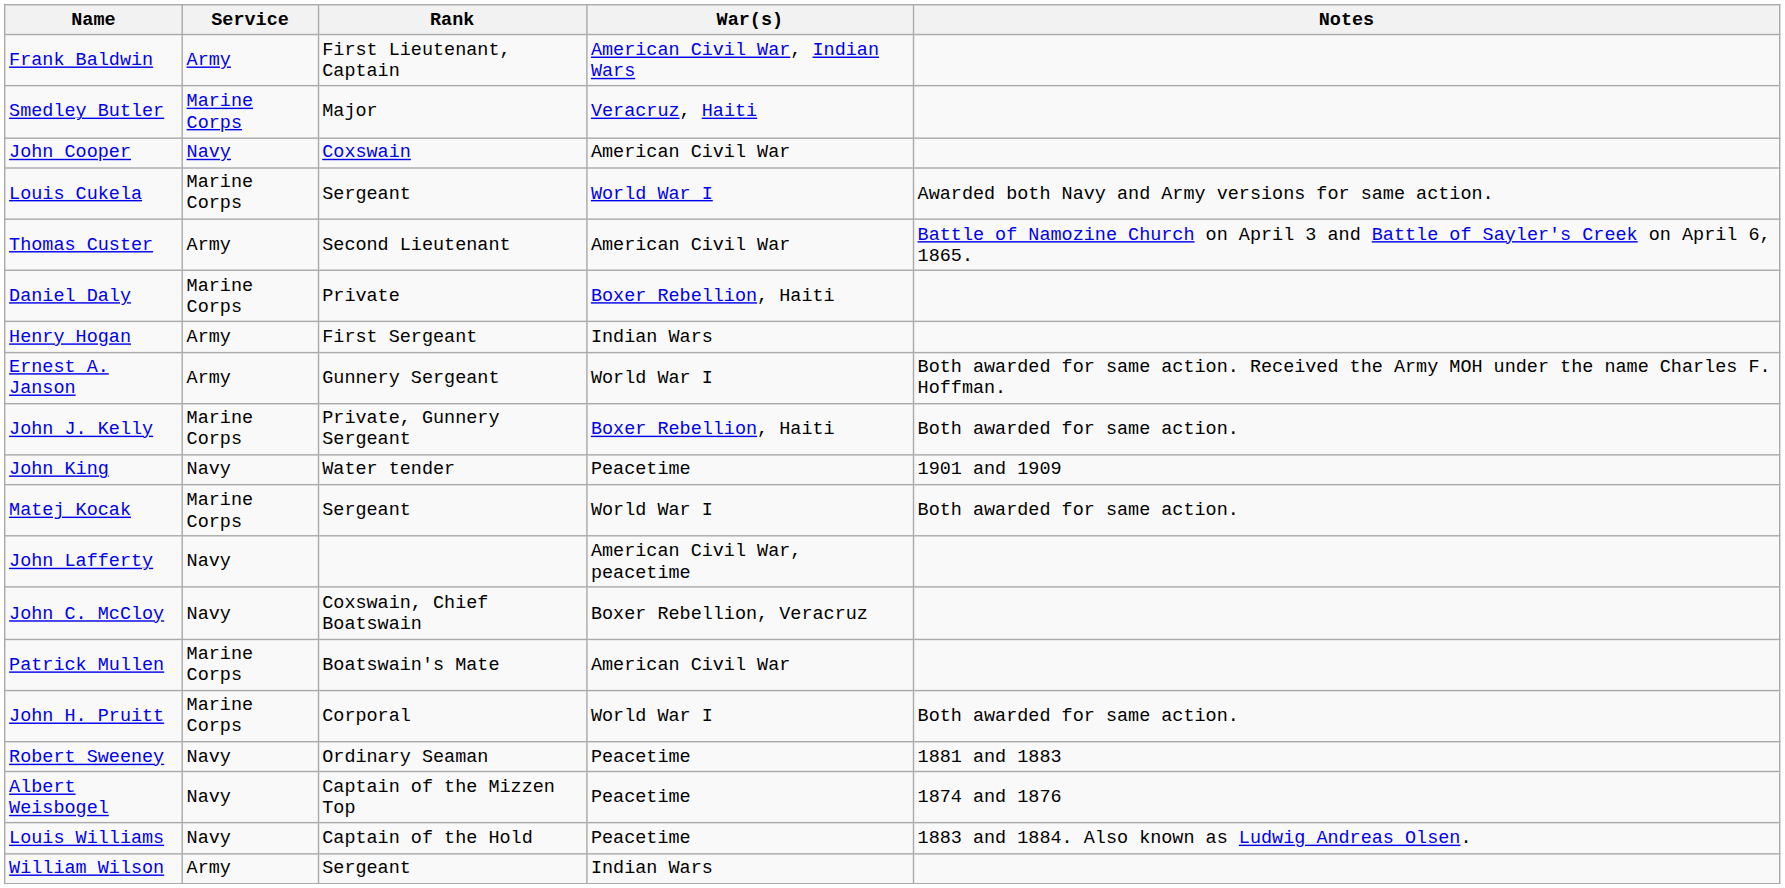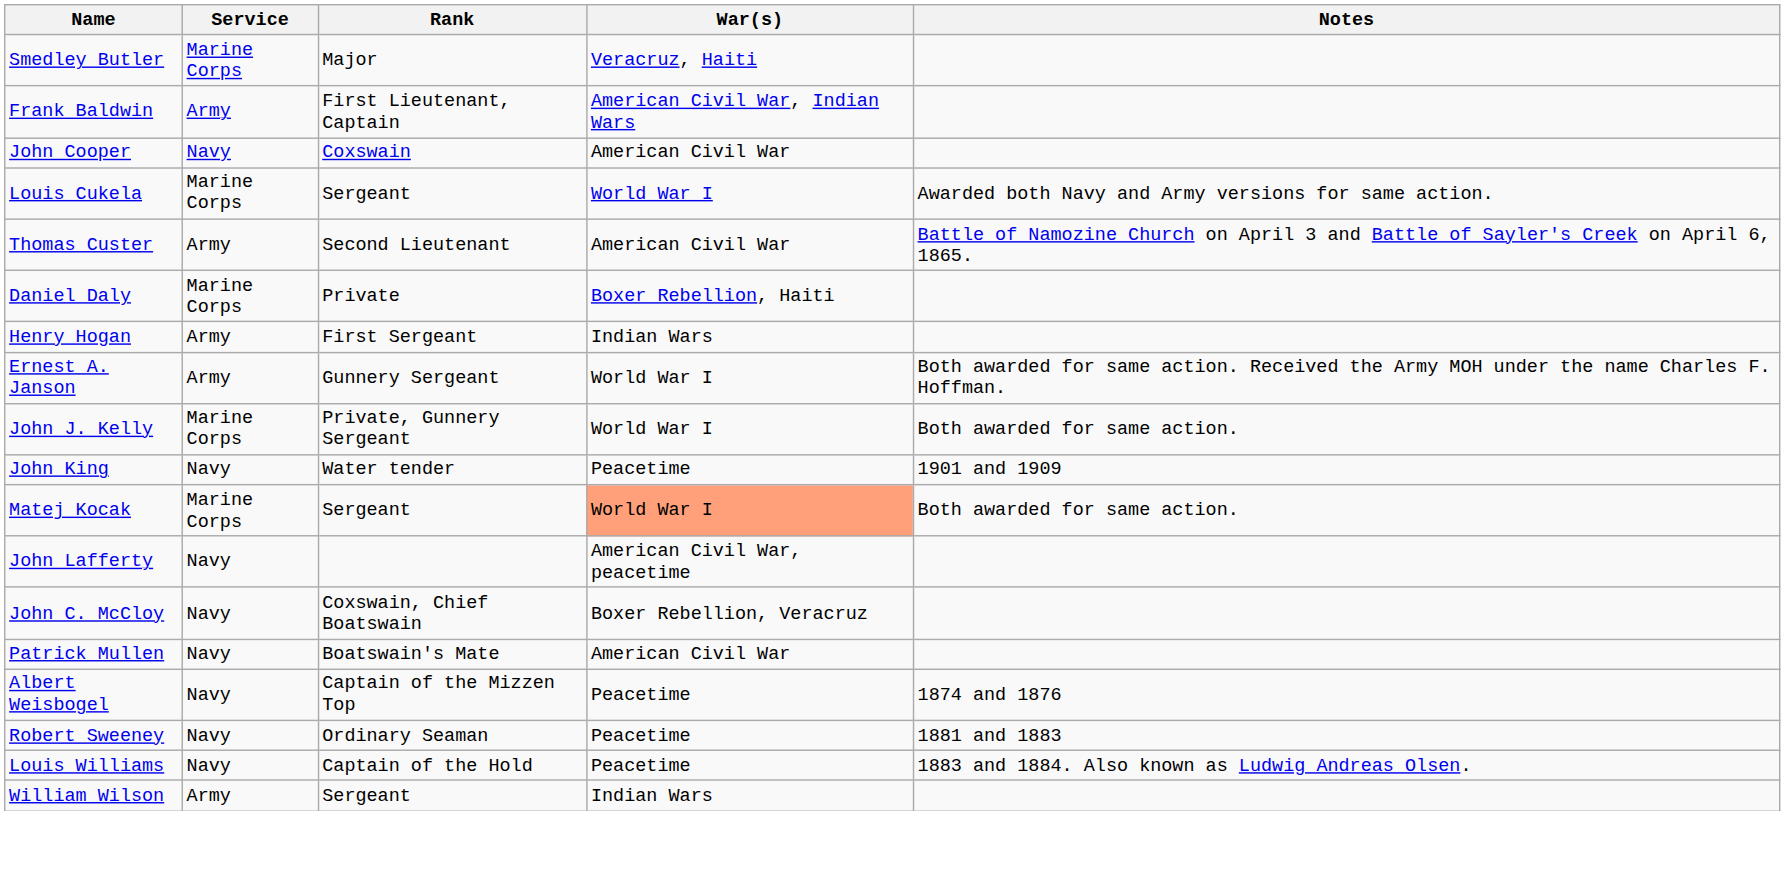rows swapped: (81, 60) <-> (87, 112)
(713, 429) Boxer Rebellion, Haiti -> (652, 429) World War I
(652, 510) no background -> (652, 510) lightsalmon background
(220, 665) Marine Corps -> (209, 654) Navy
- row: (87, 716)
rows swapped: (87, 757) <-> (59, 797)
